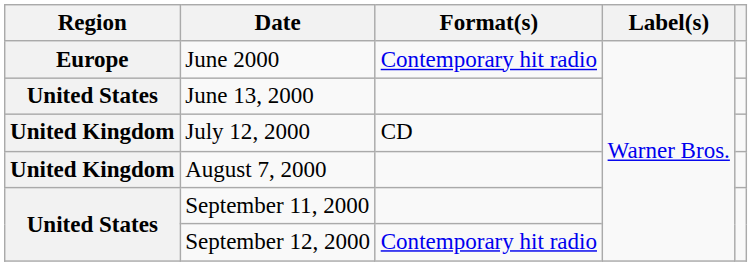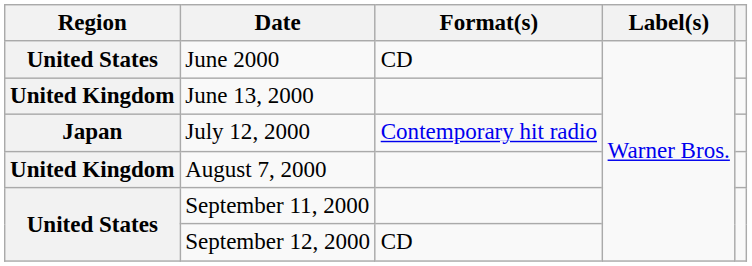(92, 59) Europe -> (92, 59) United States
(489, 59) Contemporary hit radio -> (397, 59) CD
(92, 95) United States -> (92, 95) United Kingdom
(92, 132) United Kingdom -> (92, 132) Japan
(397, 132) CD -> (489, 132) Contemporary hit radio
(489, 242) Contemporary hit radio -> (397, 242) CD
